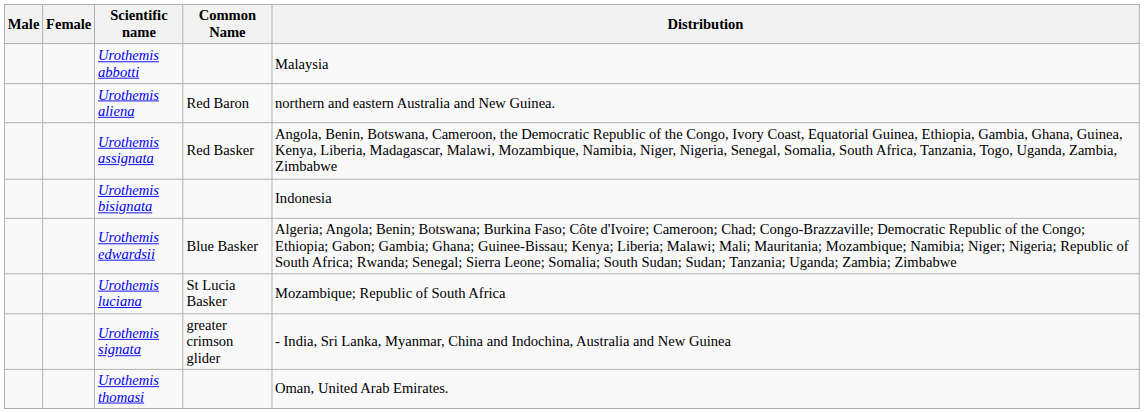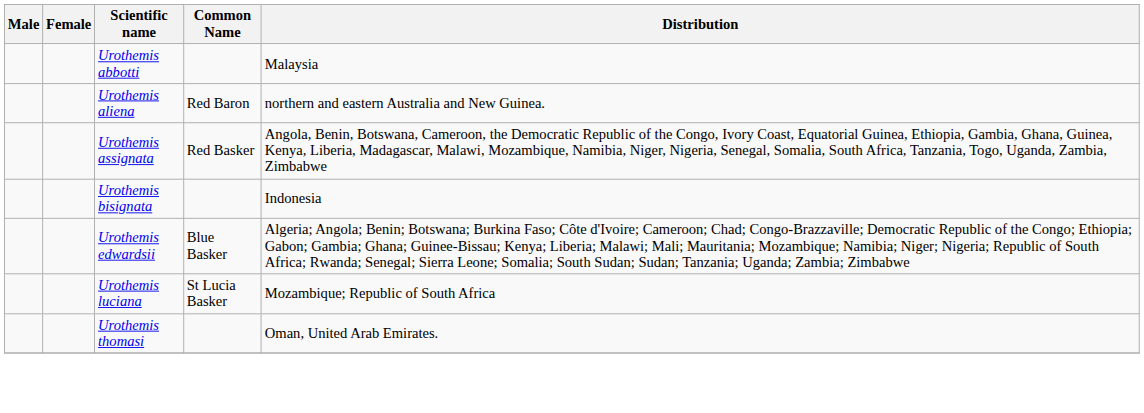- row: (129, 341)
